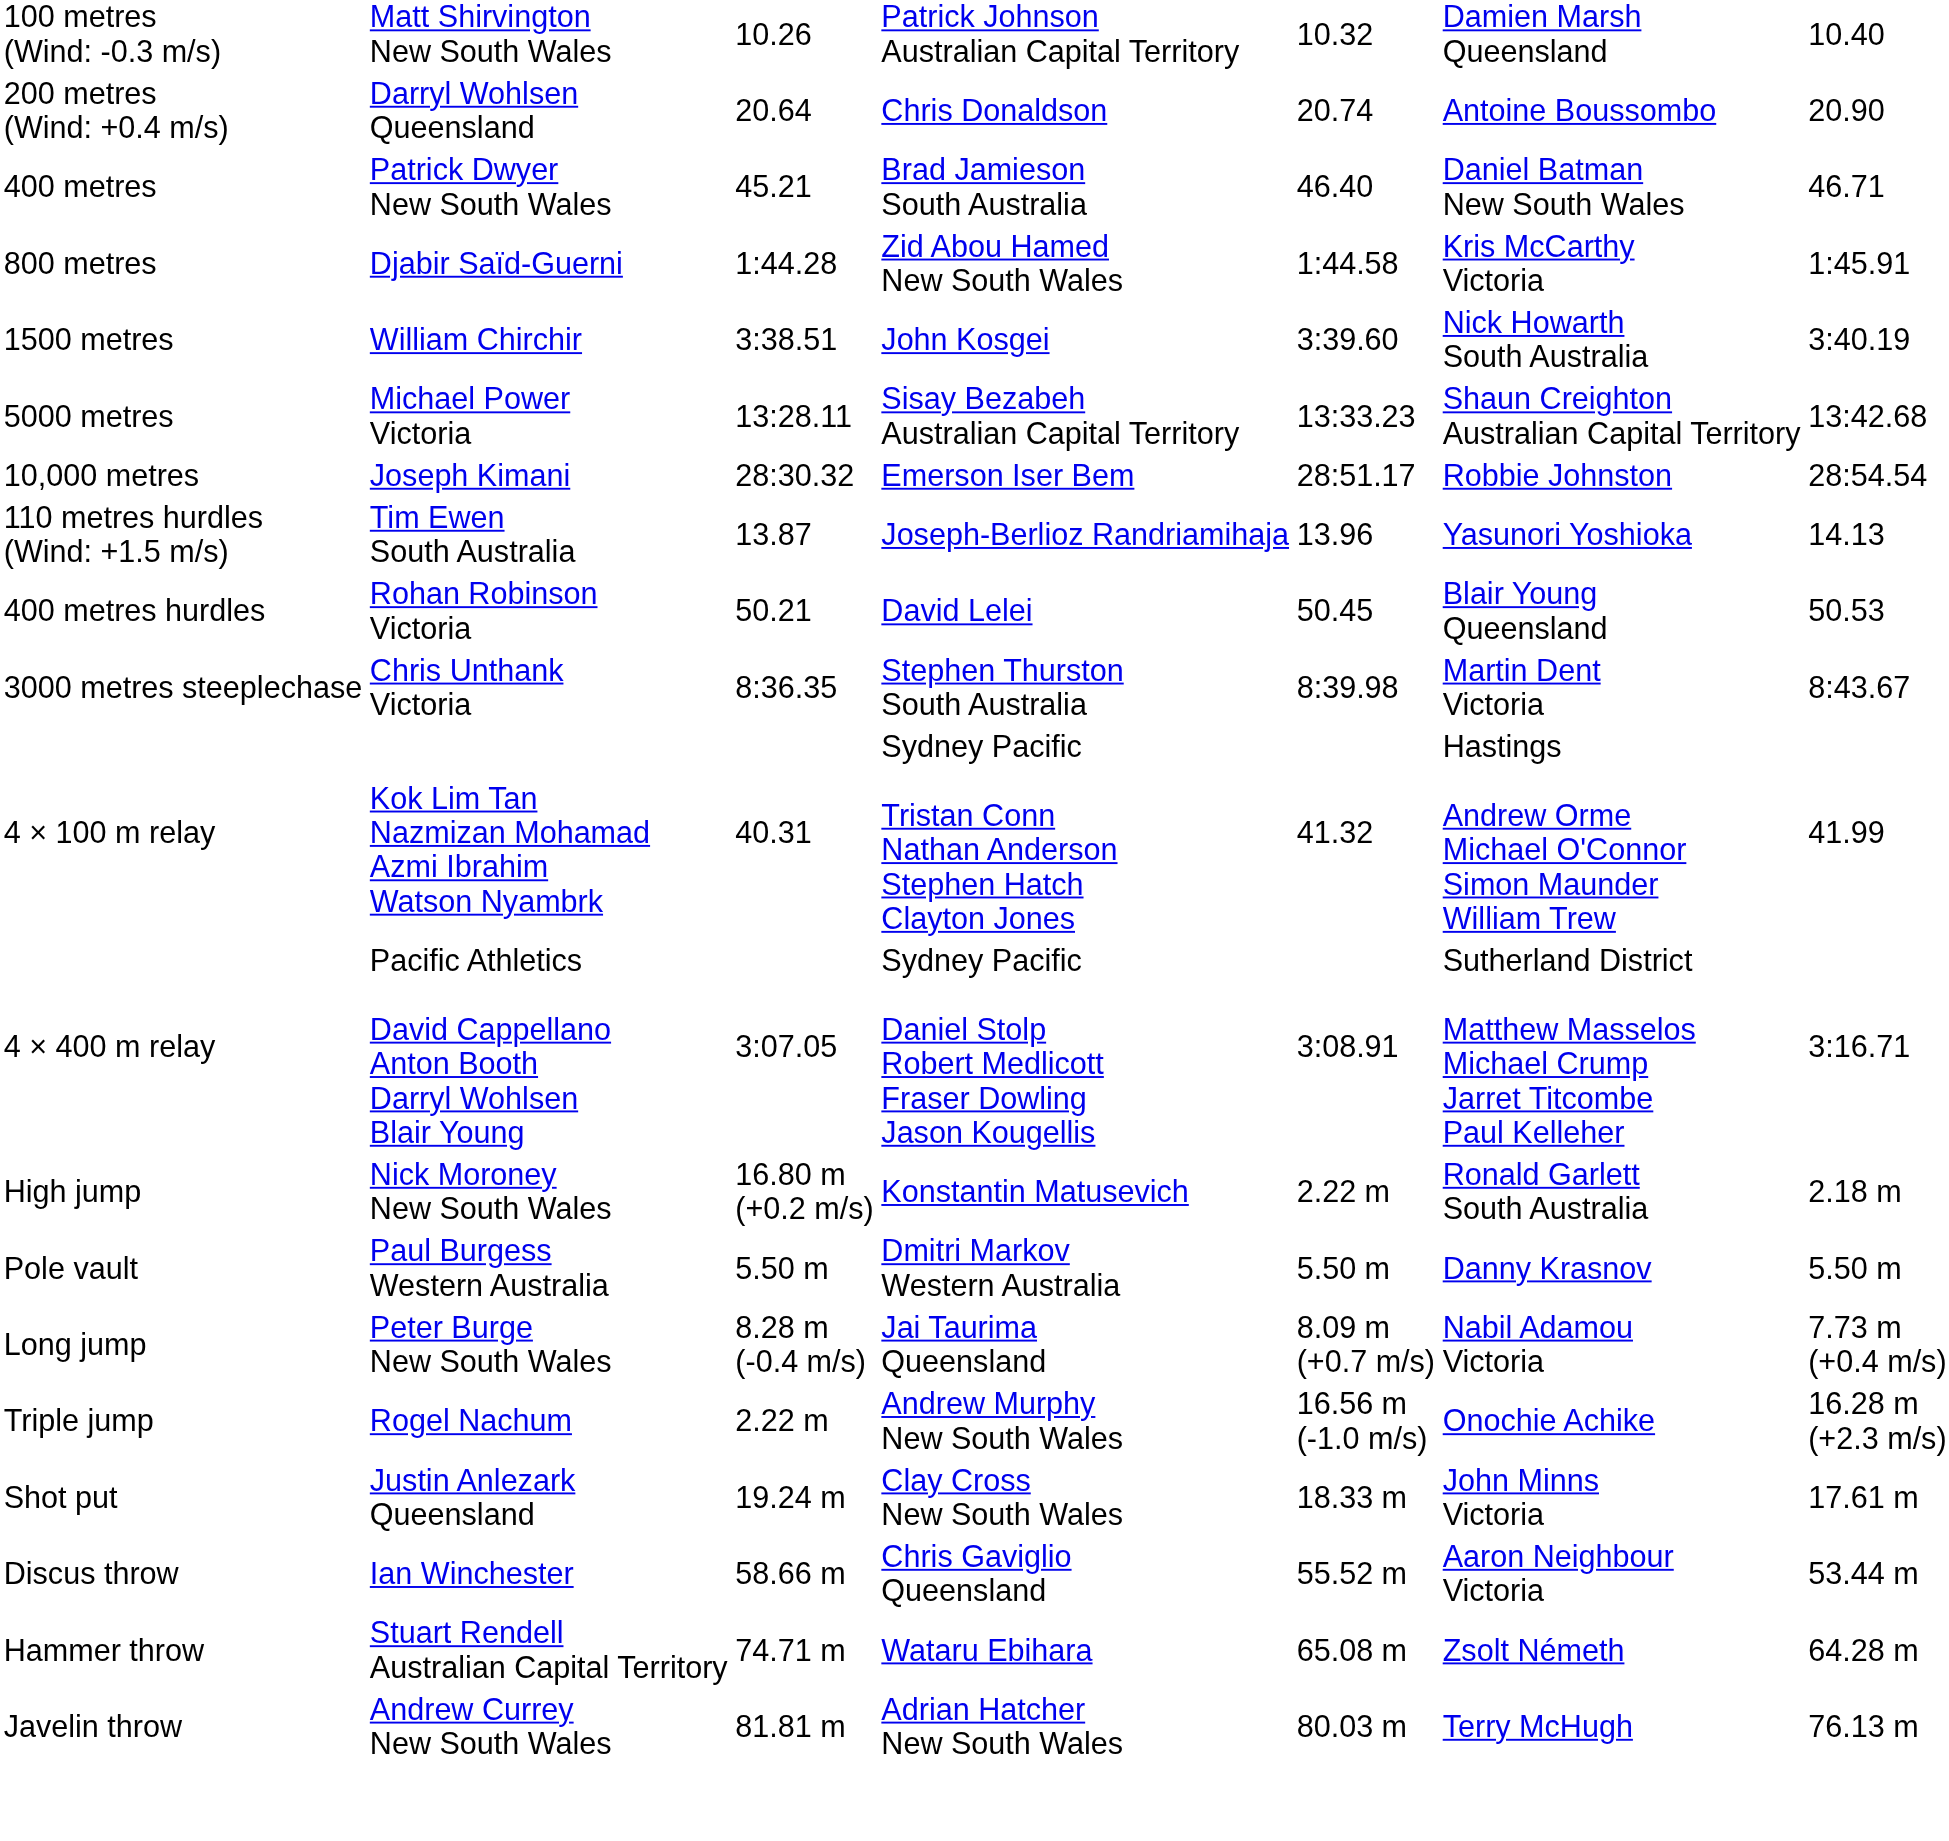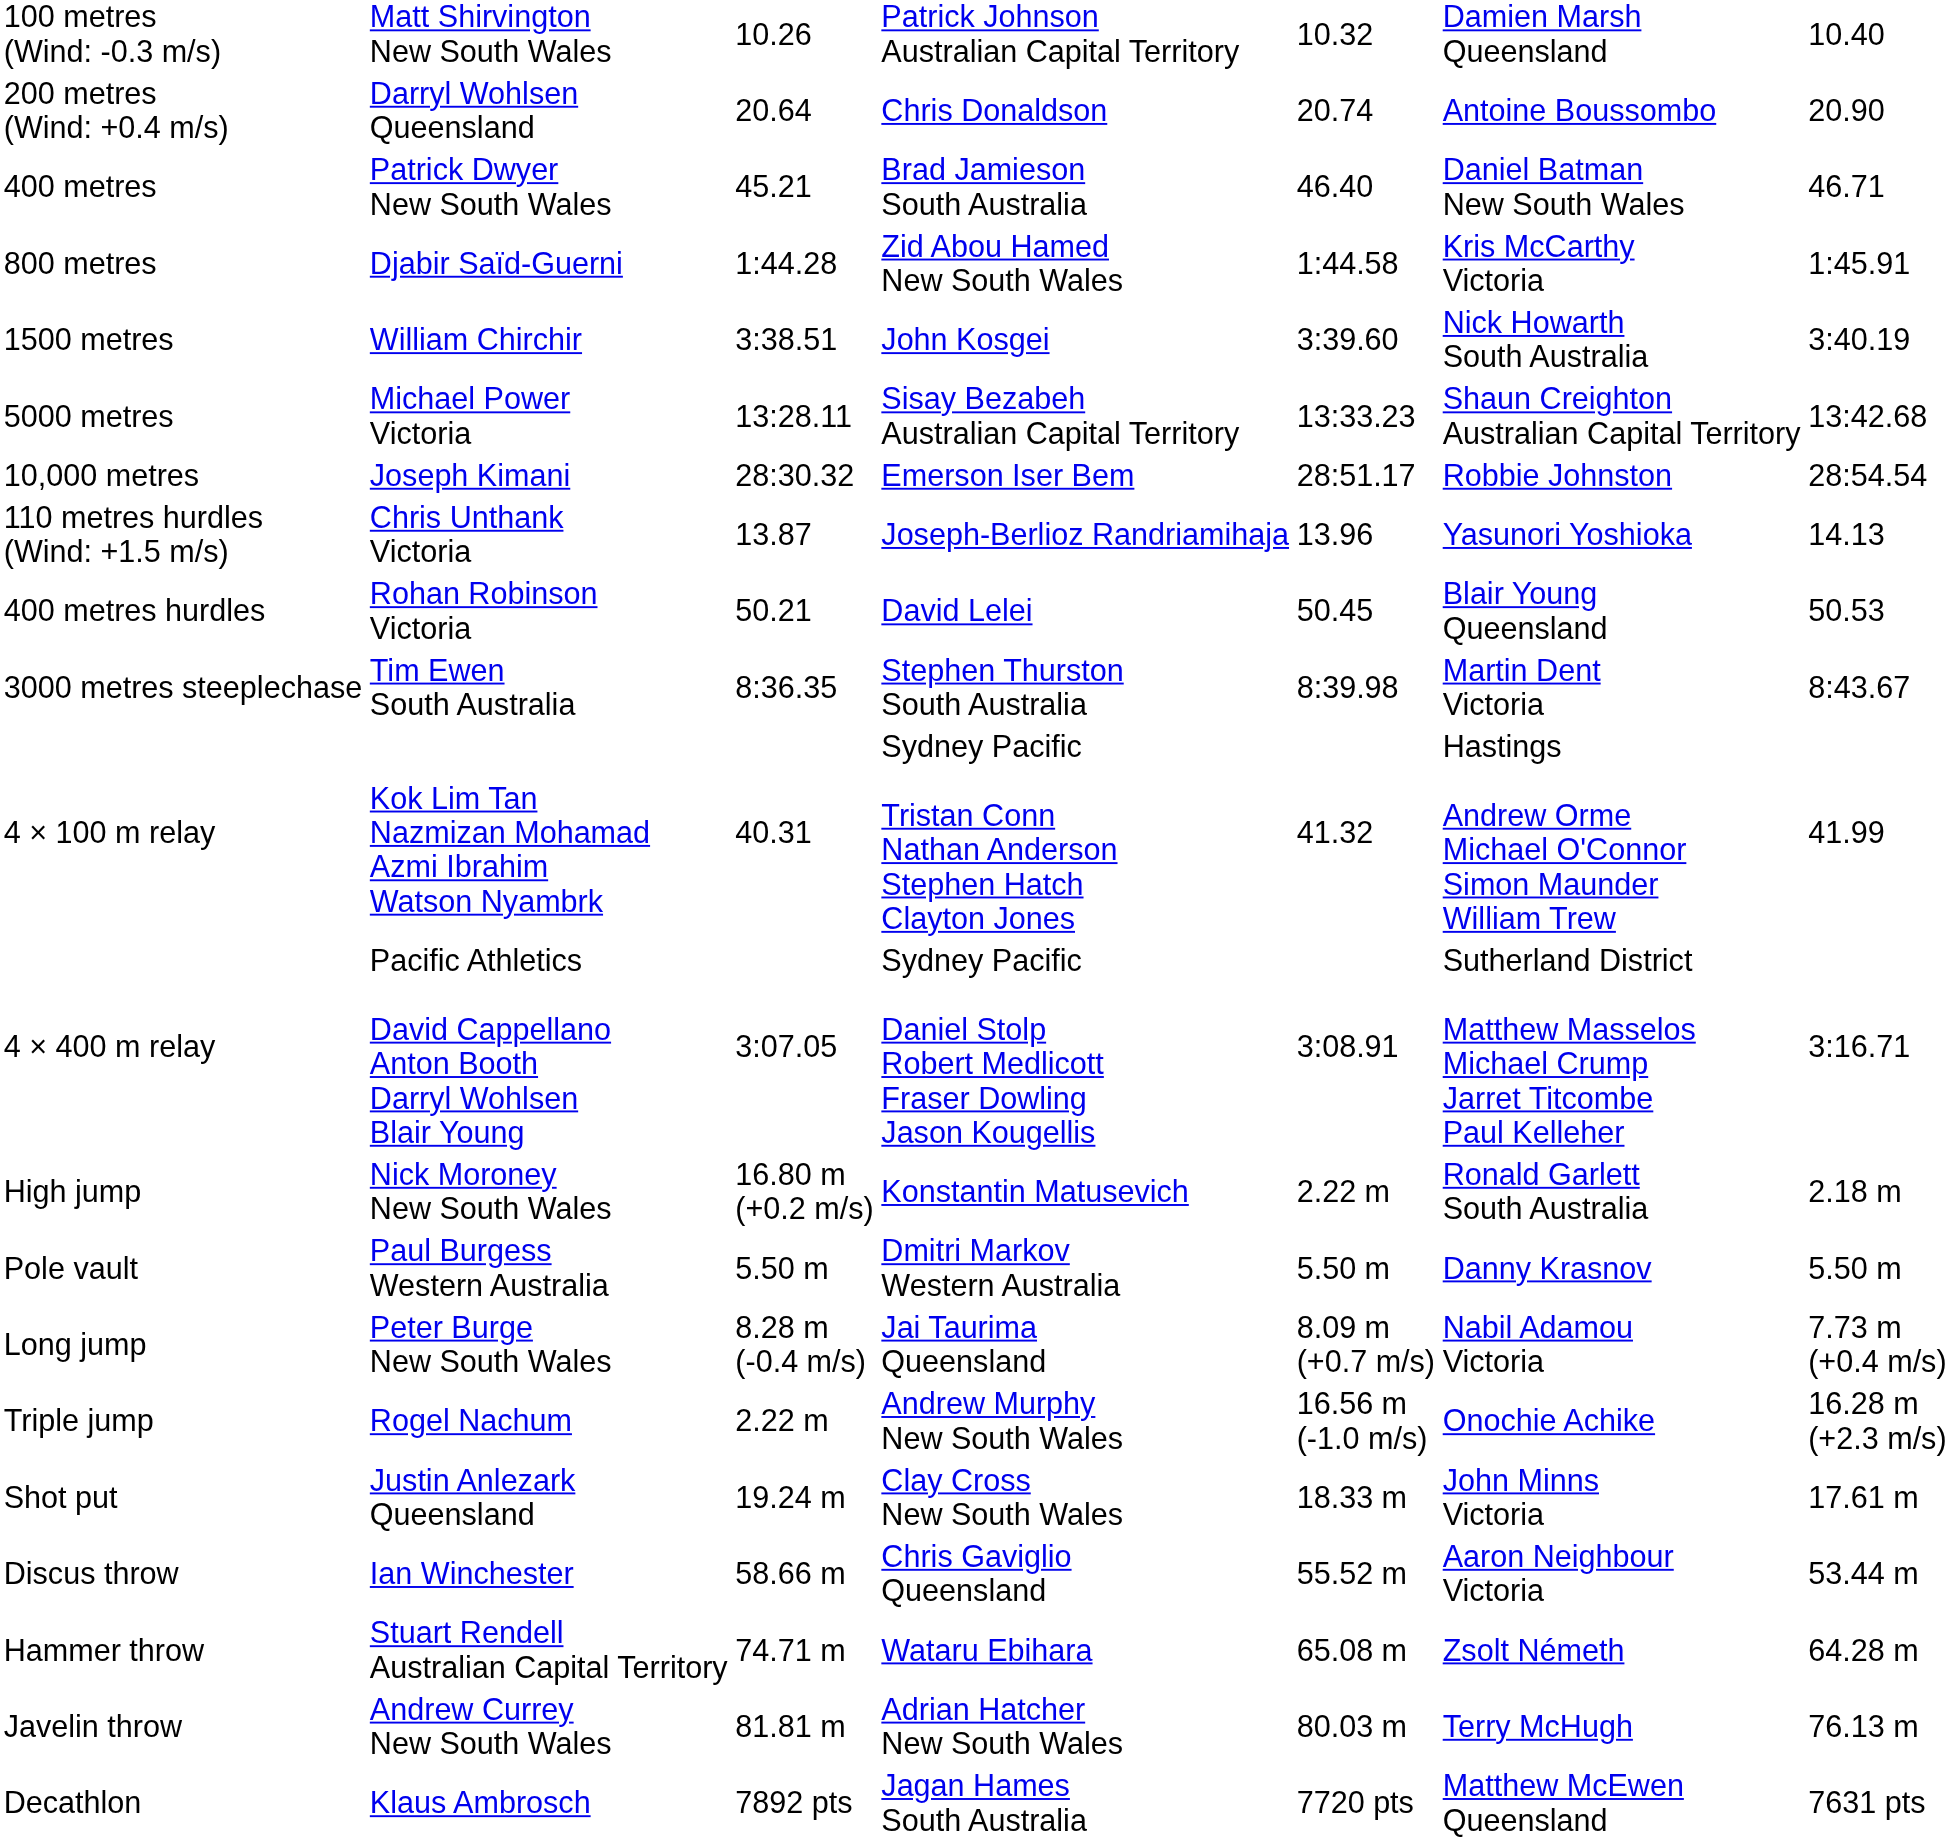(473, 535) Tim Ewen South Australia -> (467, 535) Chris Unthank Victoria
(467, 687) Chris Unthank Victoria -> (473, 687) Tim Ewen South Australia
+ row: (73, 1803)
